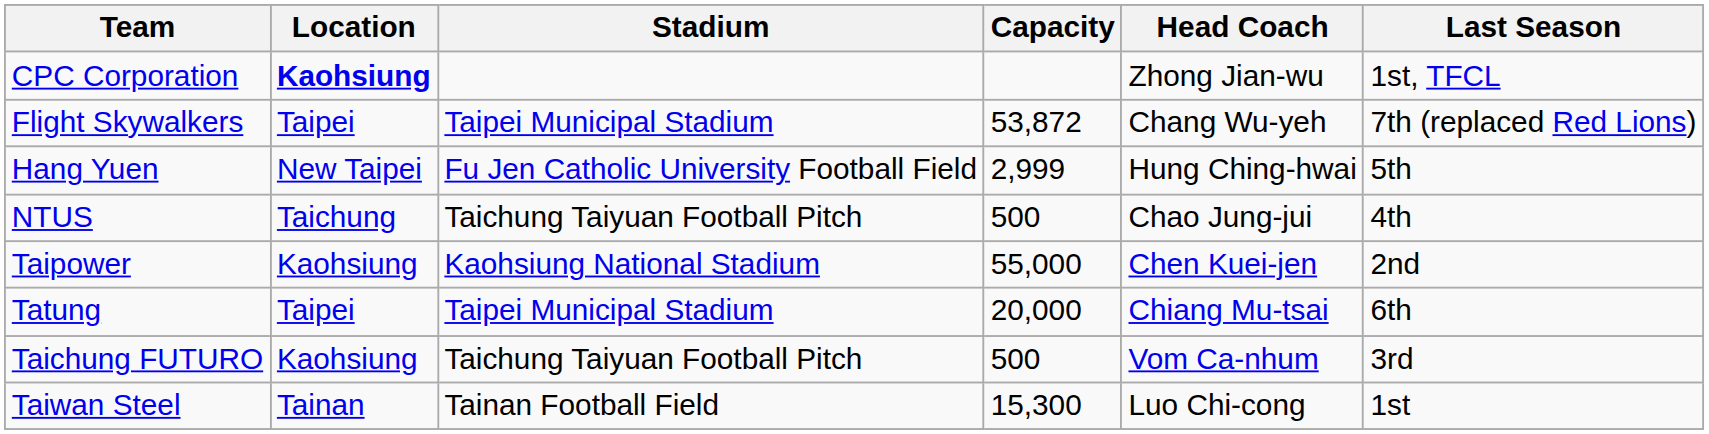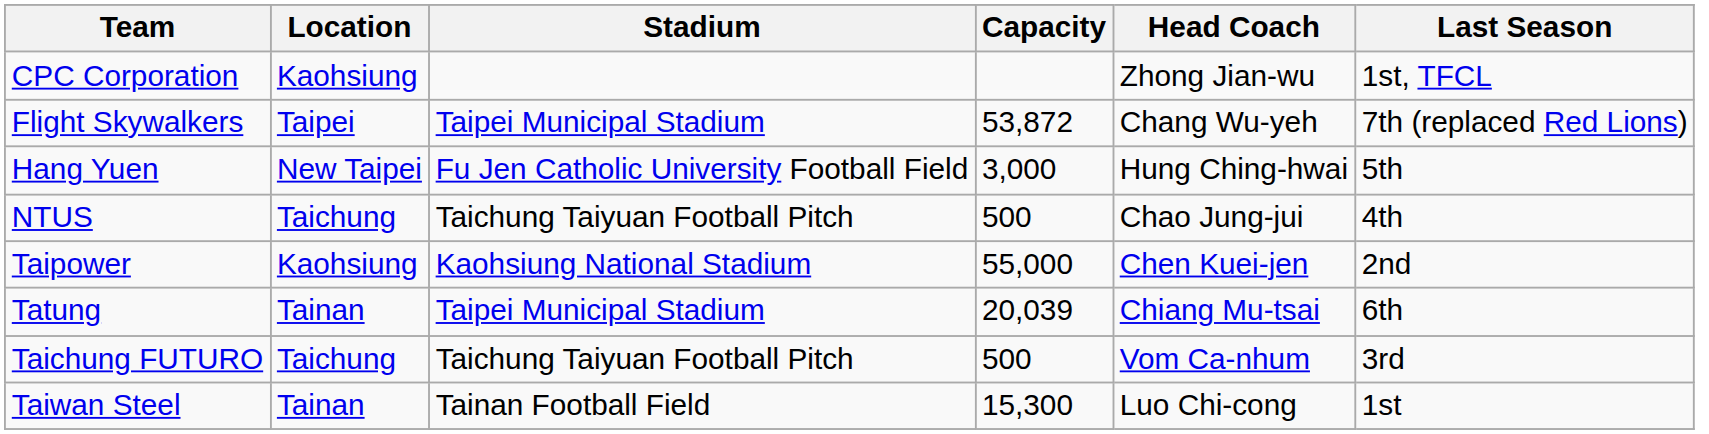(354, 75) bold -> (347, 75) normal
(1028, 169) 2,999 -> (1019, 169) 3,000
(316, 311) Taipei -> (321, 311) Tainan
(1036, 311) 20,000 -> (1027, 311) 20,039
(347, 358) Kaohsiung -> (336, 358) Taichung
